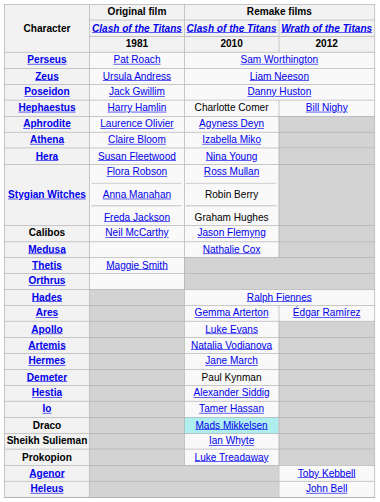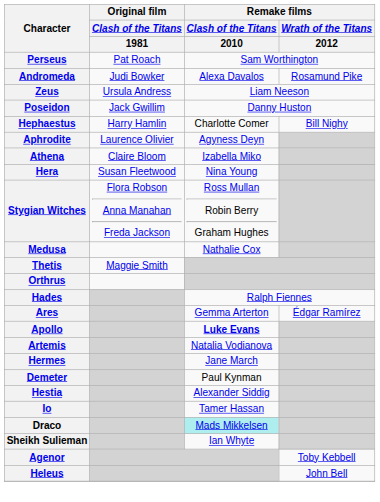+ row: (47, 76)
- row: (47, 233)
(232, 329) normal -> (232, 329) bold
- row: (47, 457)
